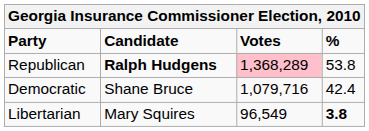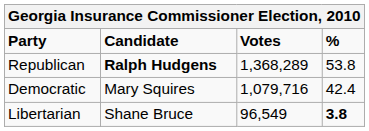(274, 65) pink background -> (274, 65) no background
(149, 89) Shane Bruce -> (149, 89) Mary Squires
(149, 114) Mary Squires -> (149, 114) Shane Bruce
